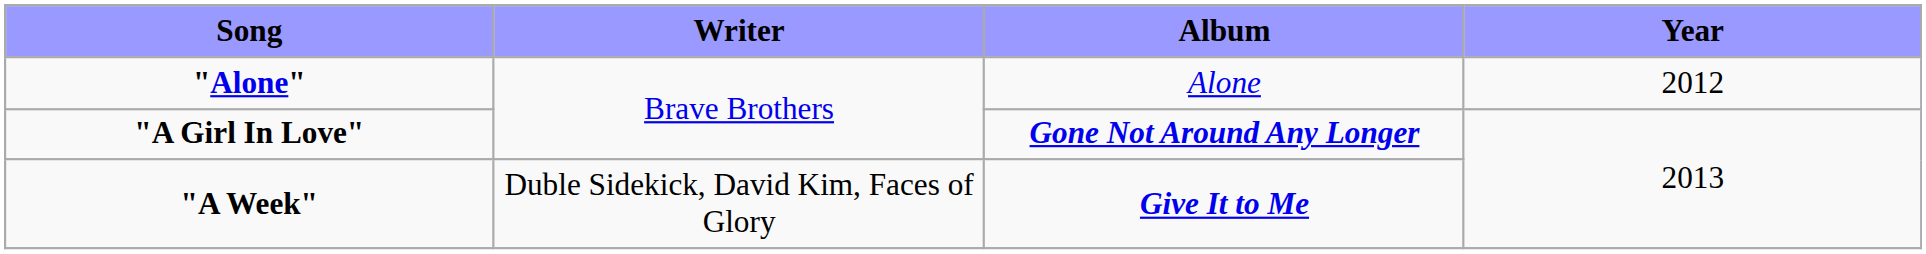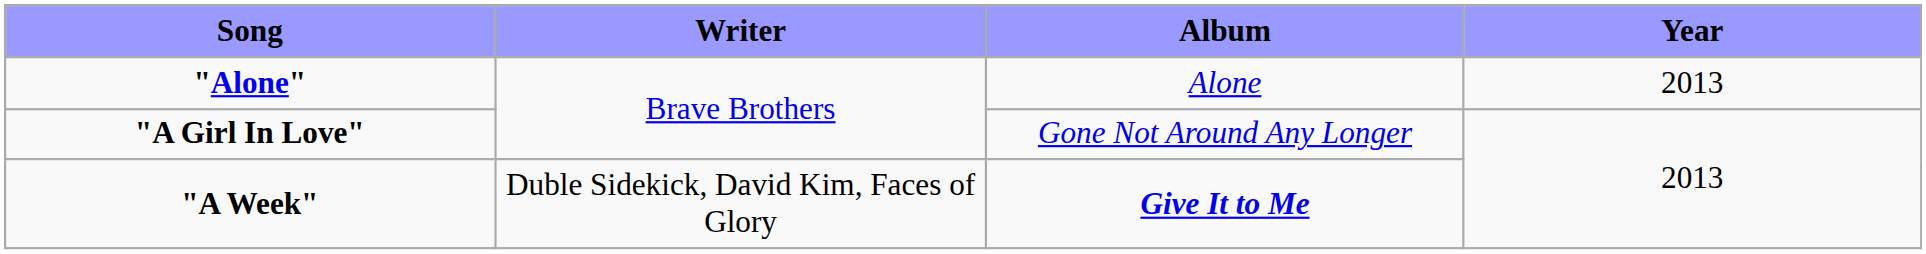(1693, 81) 2012 -> (1692, 81) 2013
(1224, 133) bold -> (1225, 133) normal
